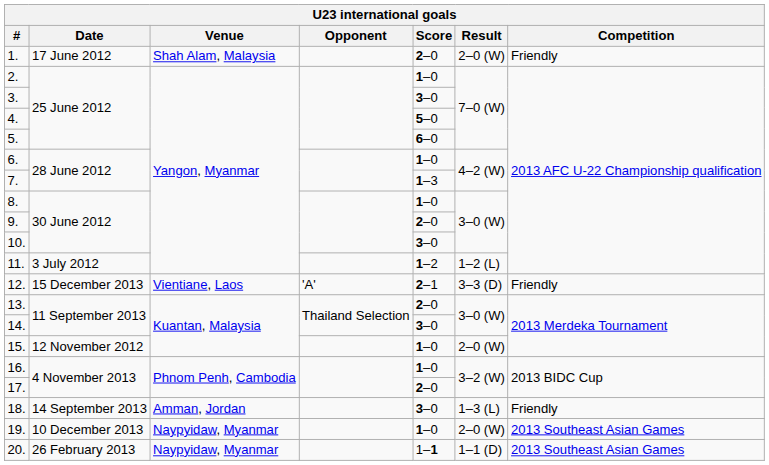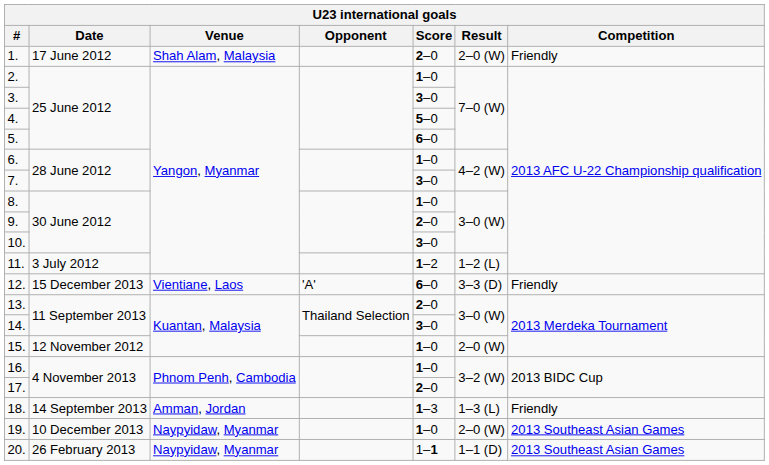(427, 181) 1–3 -> (427, 181) 3–0
(427, 284) 2–1 -> (427, 284) 6–0
(427, 409) 3–0 -> (427, 409) 1–3
